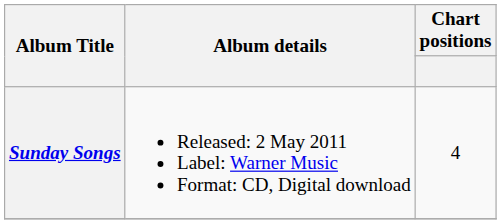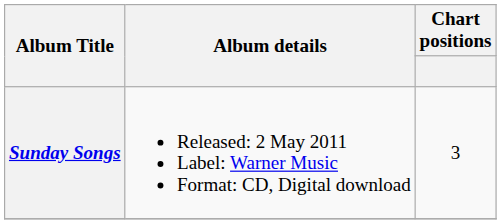(456, 152) 4 -> (456, 152) 3
